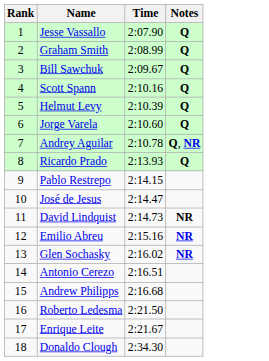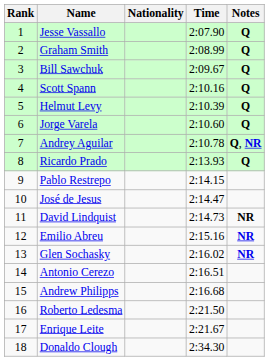+ column: (156, 13)
